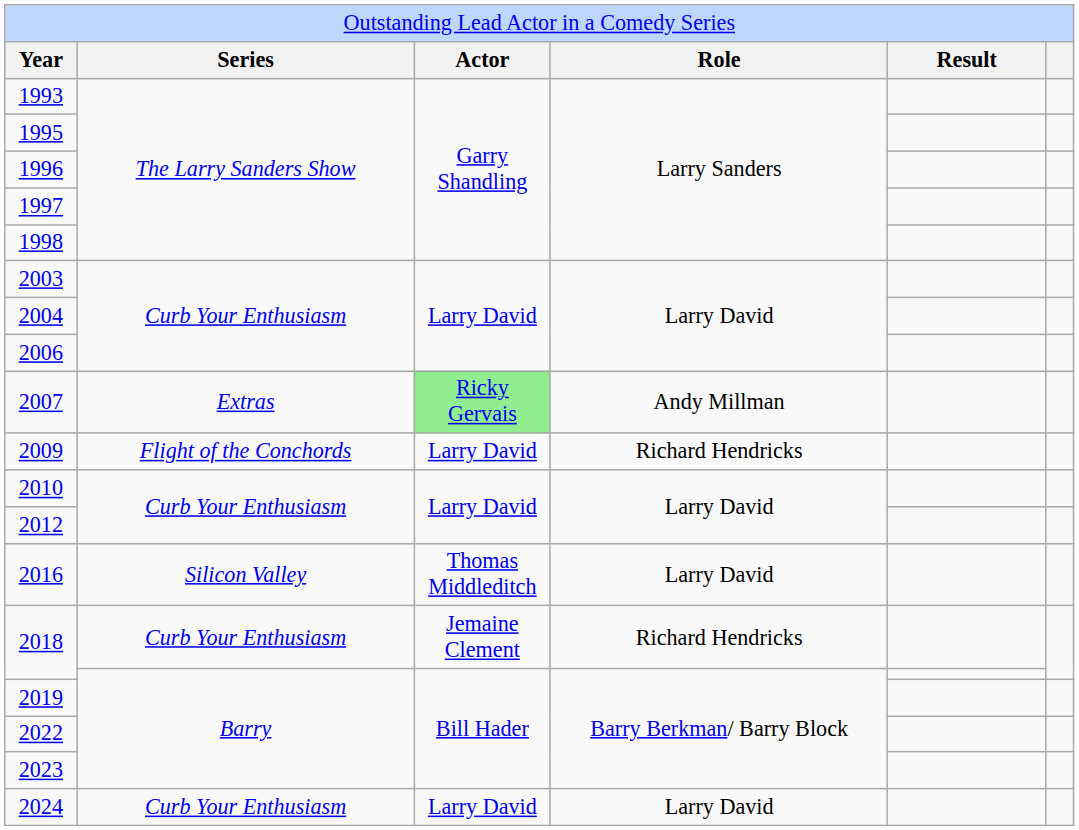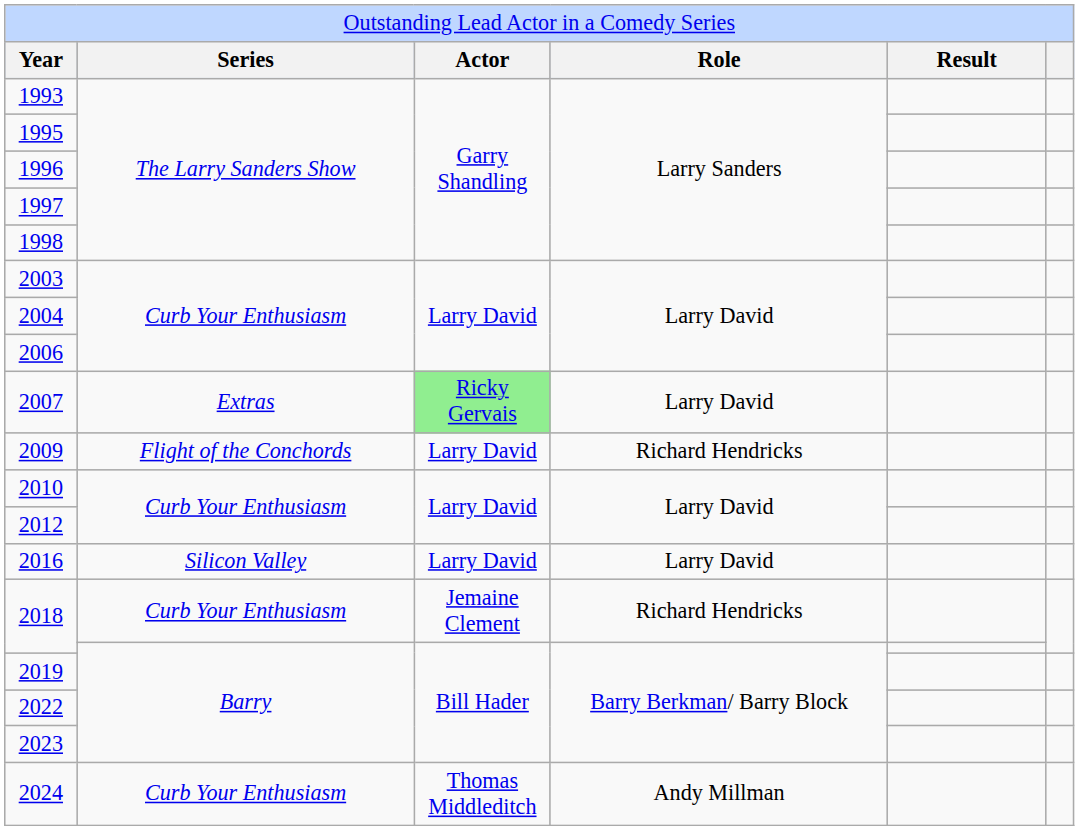(719, 402) Andy Millman -> (719, 402) Larry David
(482, 574) Thomas Middleditch -> (482, 561) Larry David
(482, 807) Larry David -> (482, 793) Thomas Middleditch
(719, 807) Larry David -> (719, 793) Andy Millman
